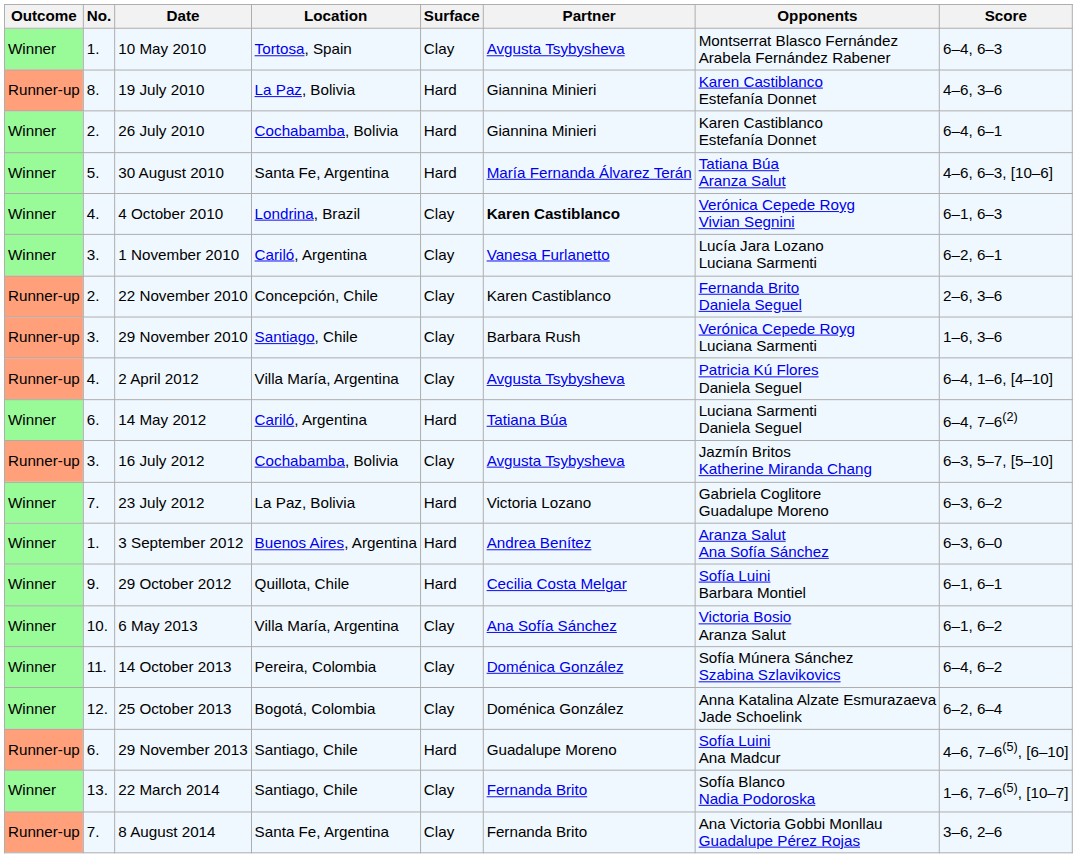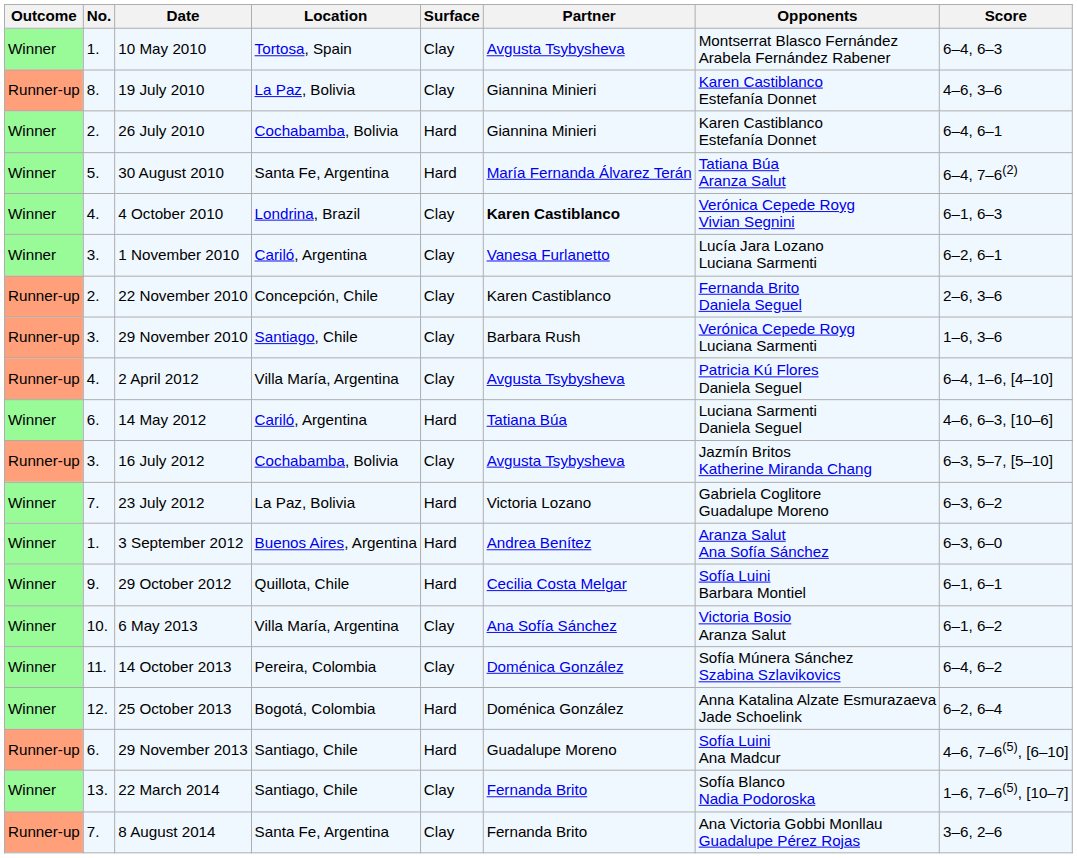(440, 90) Hard -> (439, 90) Clay
(998, 172) 4–6, 6–3, [10–6] -> (980, 172) 6–4, 7–6(2)
(980, 420) 6–4, 7–6(2) -> (998, 420) 4–6, 6–3, [10–6]
(439, 708) Clay -> (440, 708) Hard
